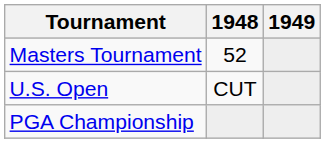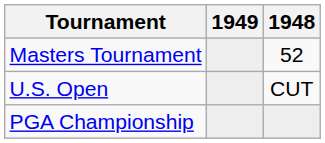columns swapped: (235, 22) <-> (292, 22)
